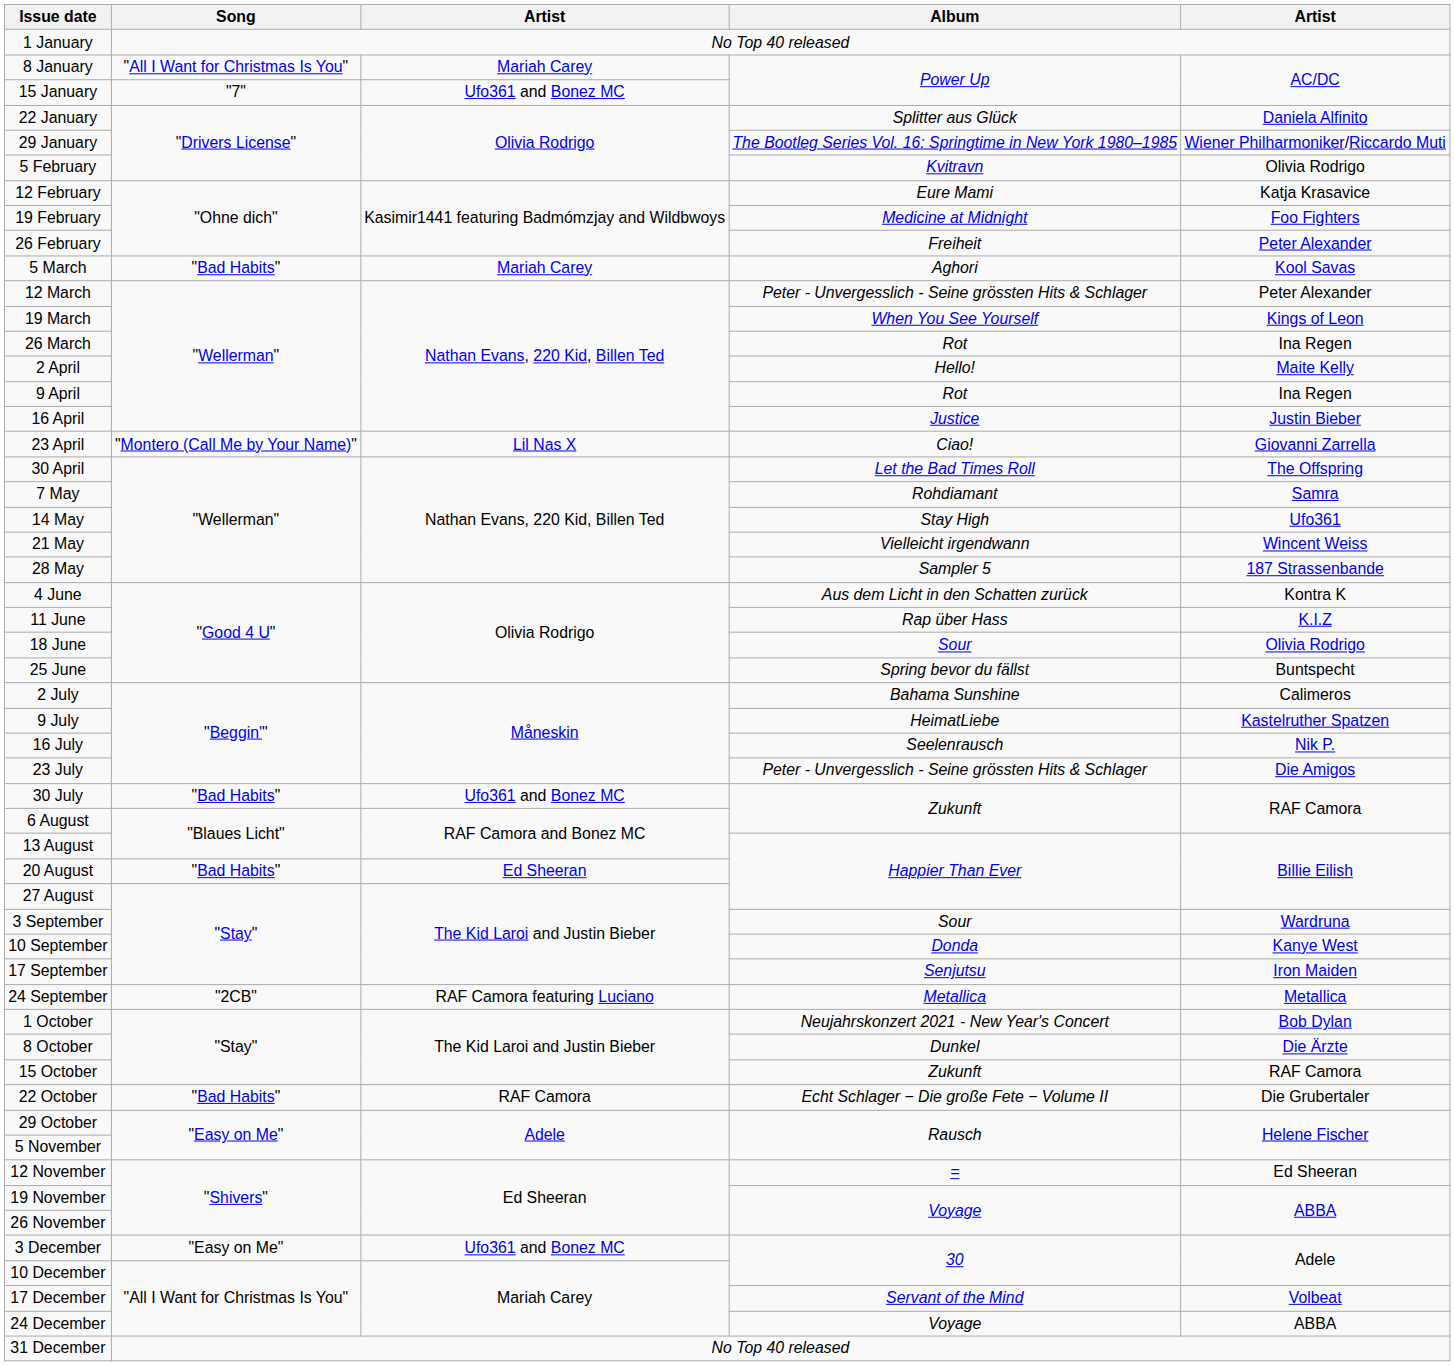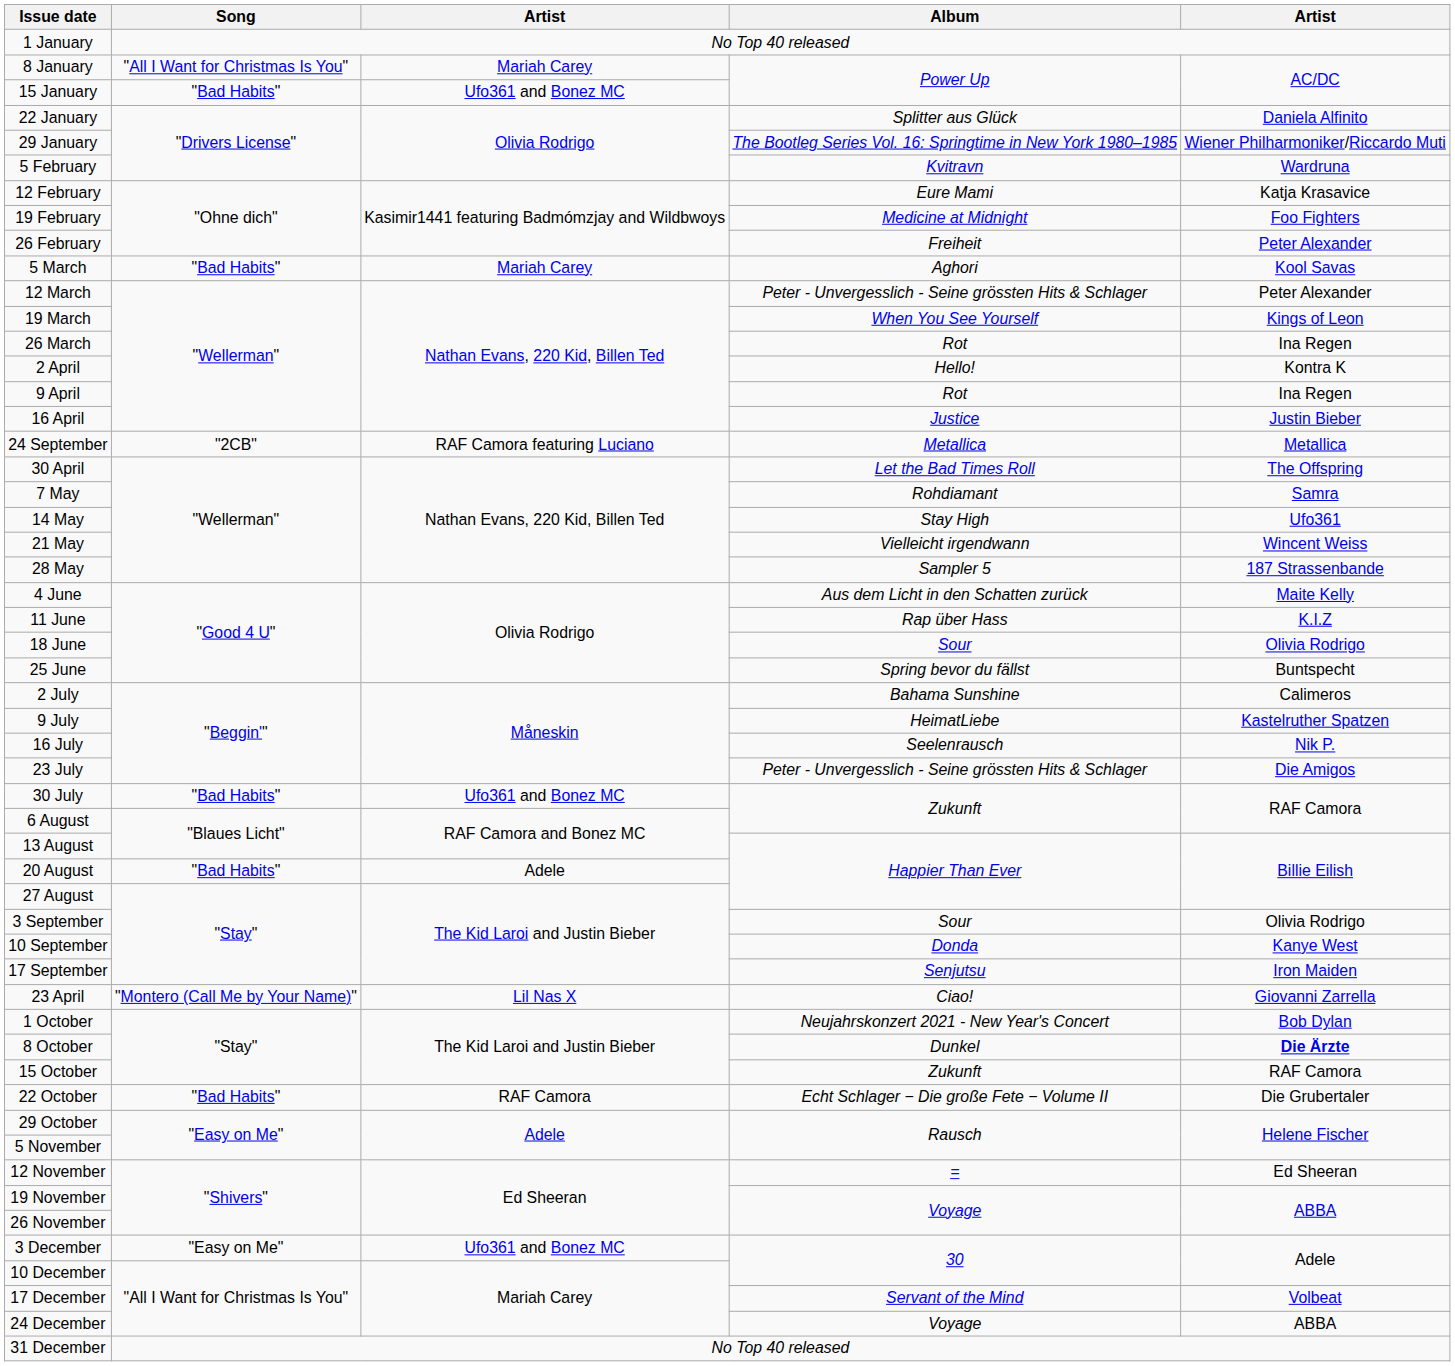(236, 92) "7" -> (236, 92) "Bad Habits"
(1315, 167) Olivia Rodrigo -> (1315, 167) Wardruna
(1315, 368) Maite Kelly -> (1315, 368) Kontra K
rows swapped: (58, 444) <-> (58, 996)
(1315, 594) Kontra K -> (1315, 594) Maite Kelly
(545, 871) Ed Sheeran -> (545, 871) Adele
(1315, 921) Wardruna -> (1315, 921) Olivia Rodrigo
(1315, 1047) normal -> (1315, 1047) bold
